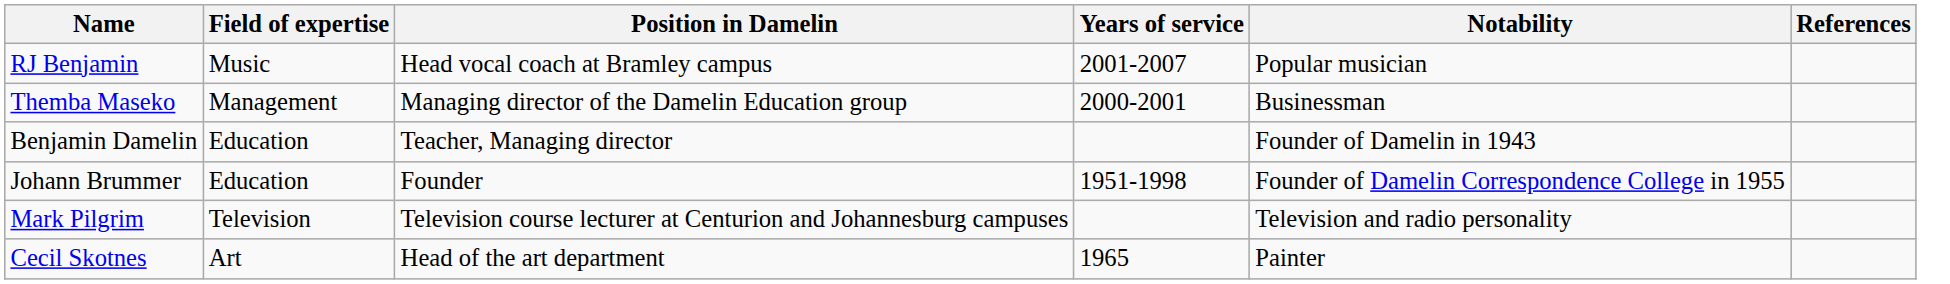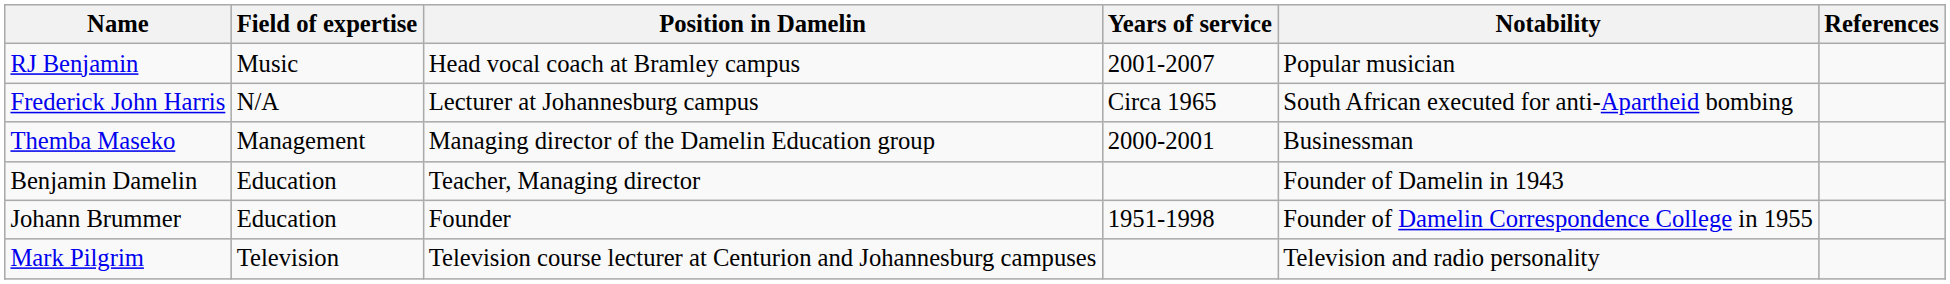+ row: (118, 102)
- row: (79, 258)
